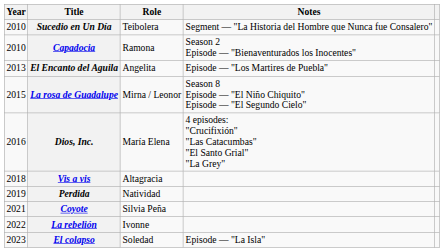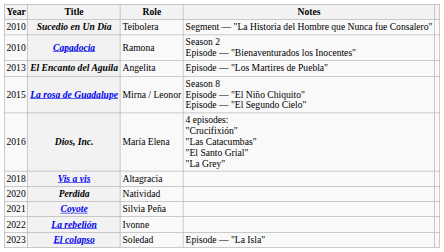(16, 194) 2019 -> (16, 194) 2020
